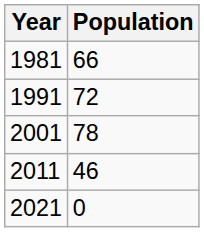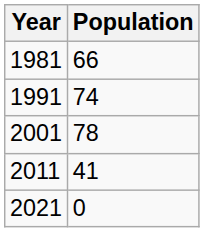(86, 97) 72 -> (86, 97) 74
(86, 171) 46 -> (86, 171) 41
